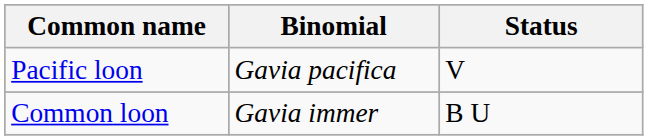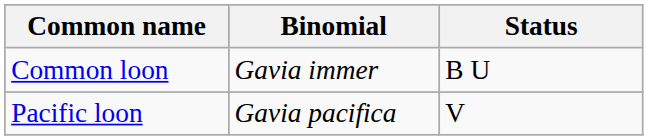rows swapped: (77, 69) <-> (90, 112)
